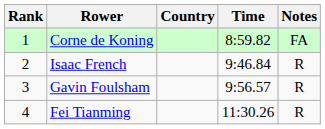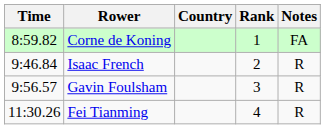columns swapped: (25, 16) <-> (248, 16)
